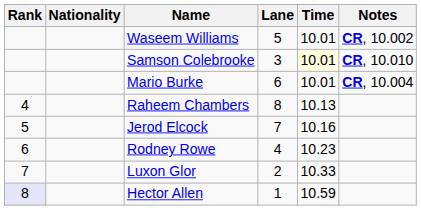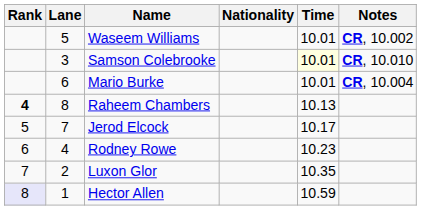columns swapped: (278, 15) <-> (85, 15)
(25, 104) normal -> (25, 104) bold
(318, 127) 10.16 -> (318, 127) 10.17
(318, 171) 10.33 -> (318, 171) 10.35
